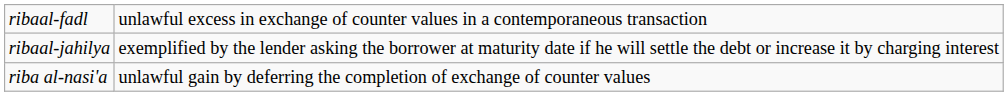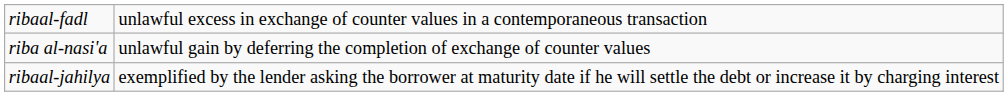rows swapped: (58, 76) <-> (59, 47)
